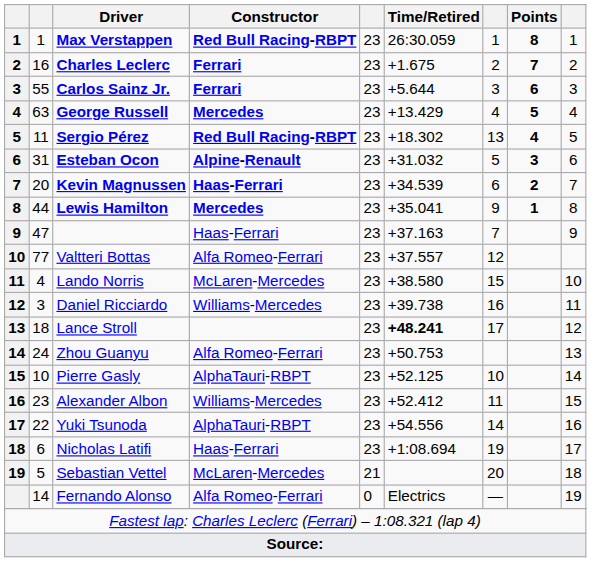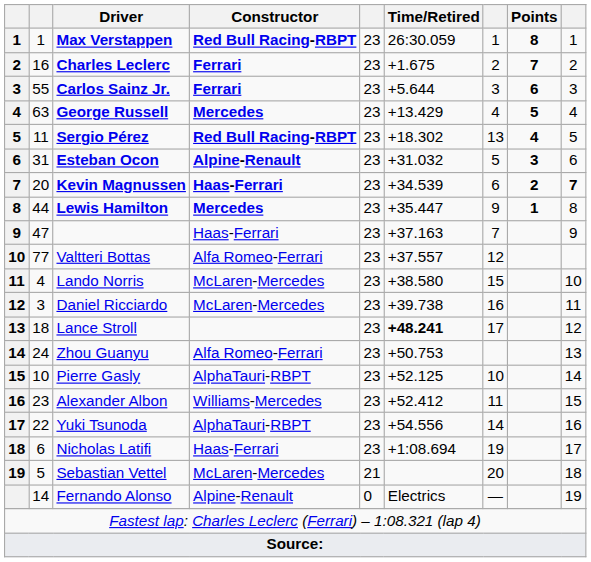(573, 184) normal -> (573, 184) bold
(415, 208) +35.041 -> (415, 208) +35.447
(257, 304) Williams-Mercedes -> (259, 304) McLaren-Mercedes
(258, 496) Alfa Romeo-Ferrari -> (243, 496) Alpine-Renault
